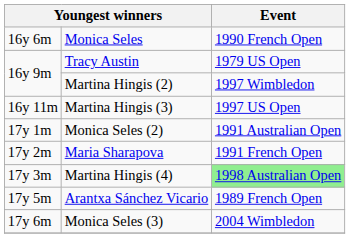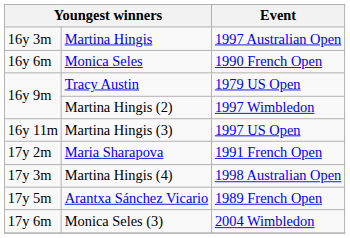+ row: (108, 38)
- row: (114, 130)
(278, 175) lightgreen background -> (278, 175) no background
